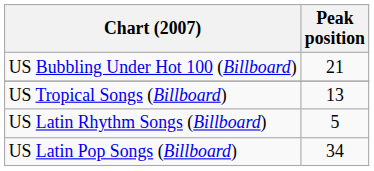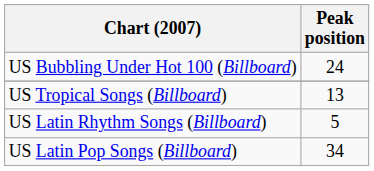(335, 66) 21 -> (335, 66) 24
